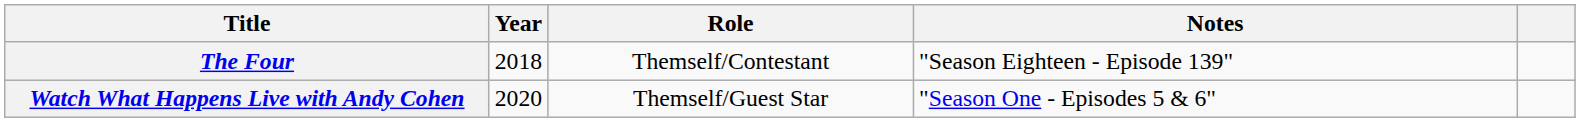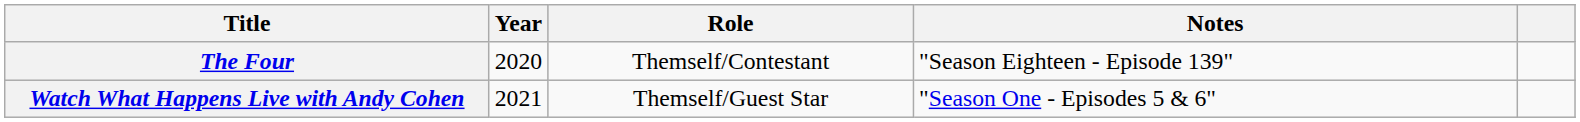(518, 60) 2018 -> (518, 60) 2020
(518, 98) 2020 -> (518, 98) 2021
